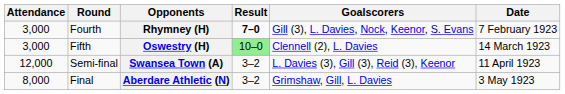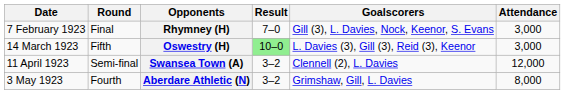columns swapped: (518, 13) <-> (36, 13)
(86, 30) Fourth -> (102, 30) Final
(251, 30) bold -> (271, 30) normal
(325, 47) Clennell (2), L. Davies -> (384, 47) L. Davies (3), Gill (3), Reid (3), Keenor
(364, 64) L. Davies (3), Gill (3), Reid (3), Keenor -> (345, 64) Clennell (2), L. Davies
(82, 81) Final -> (106, 81) Fourth
